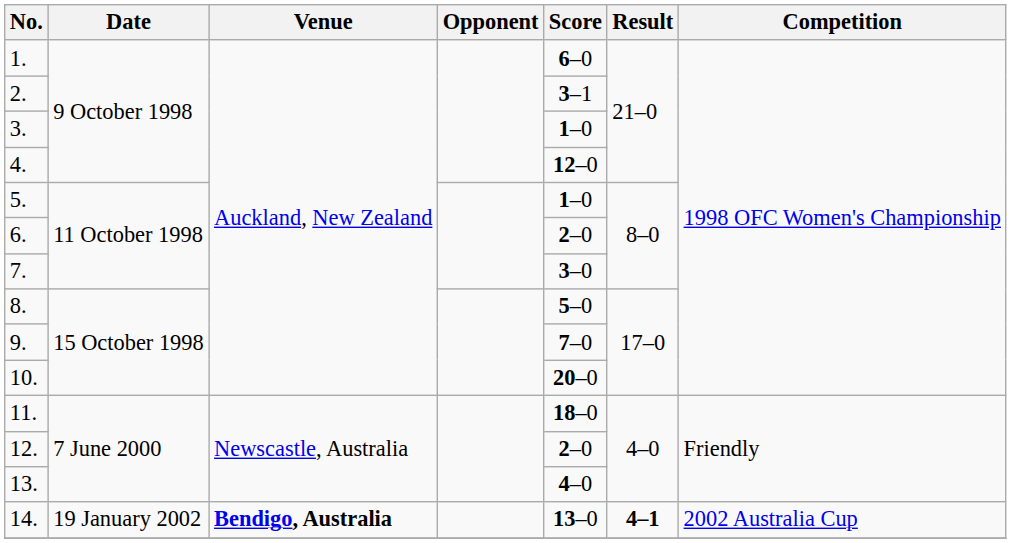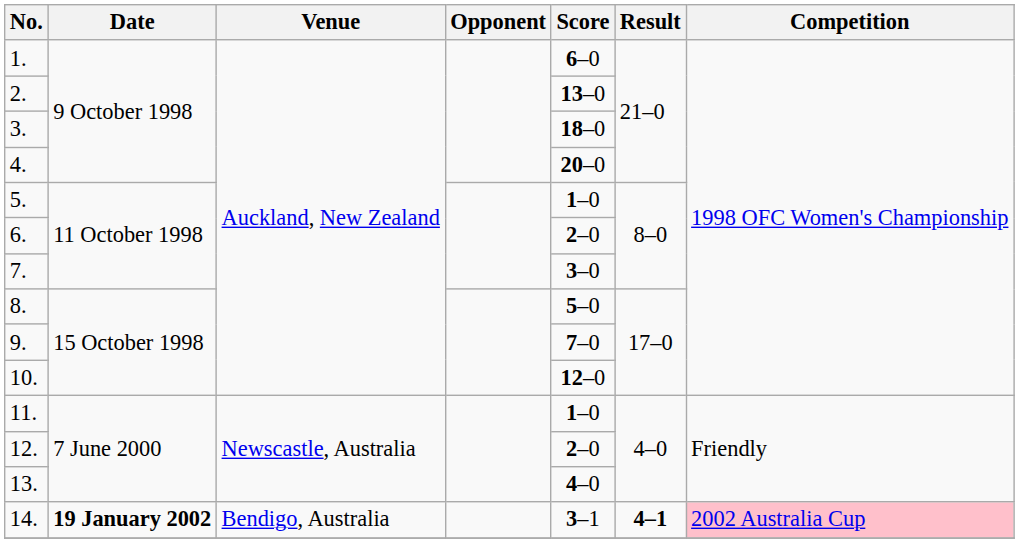(575, 93) 3–1 -> (583, 93) 13–0
(575, 128) 1–0 -> (583, 128) 18–0
(575, 164) 12–0 -> (583, 164) 20–0
(575, 377) 20–0 -> (583, 377) 12–0
(575, 413) 18–0 -> (583, 413) 1–0
(127, 519) normal -> (132, 519) bold
(303, 519) bold -> (306, 519) normal
(575, 519) 13–0 -> (583, 519) 3–1
(771, 519) no background -> (778, 519) pink background
